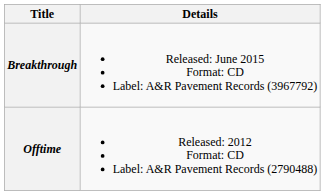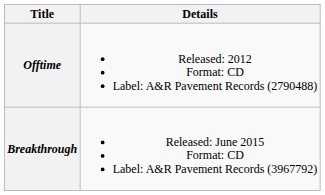rows swapped: (42, 148) <-> (42, 65)
